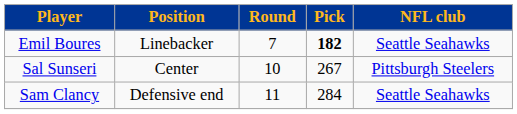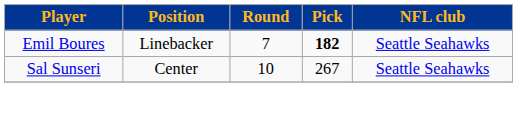(433, 69) Pittsburgh Steelers -> (433, 69) Seattle Seahawks
- row: (59, 95)
